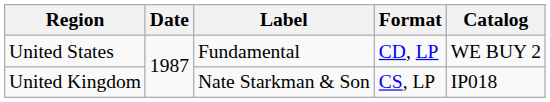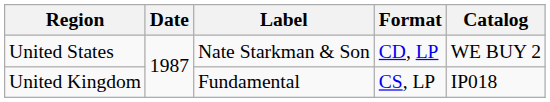(249, 50) Fundamental -> (284, 50) Nate Starkman & Son
(284, 81) Nate Starkman & Son -> (249, 81) Fundamental
